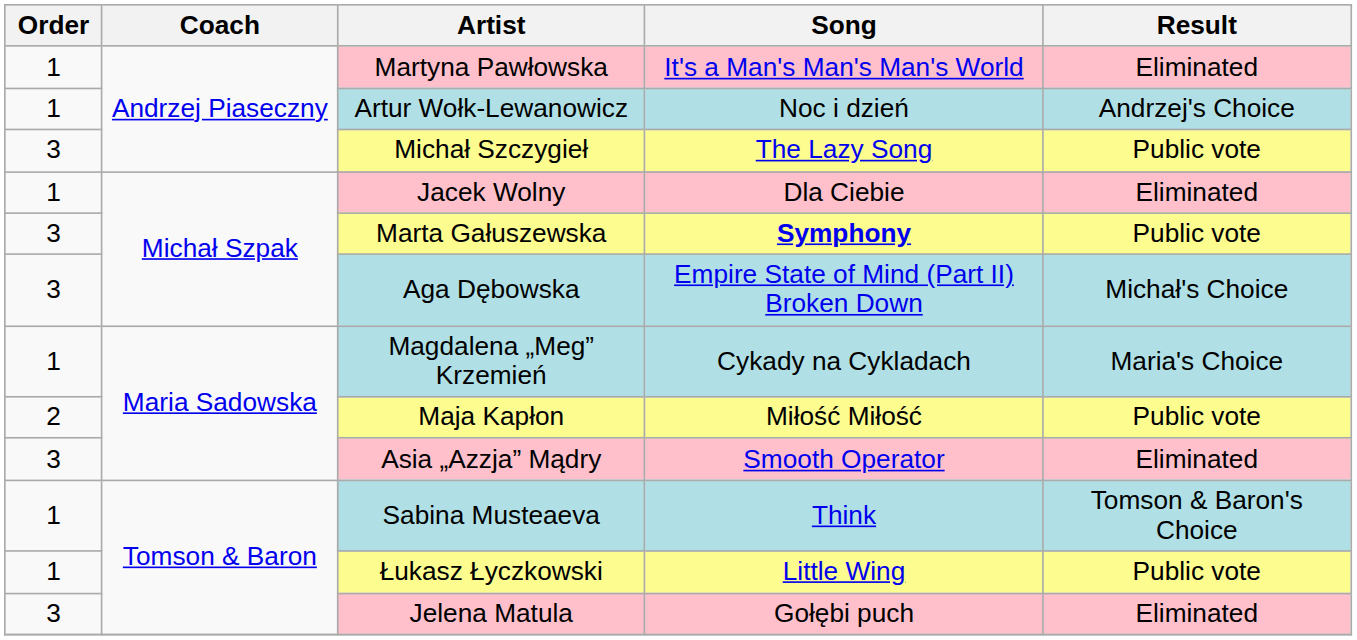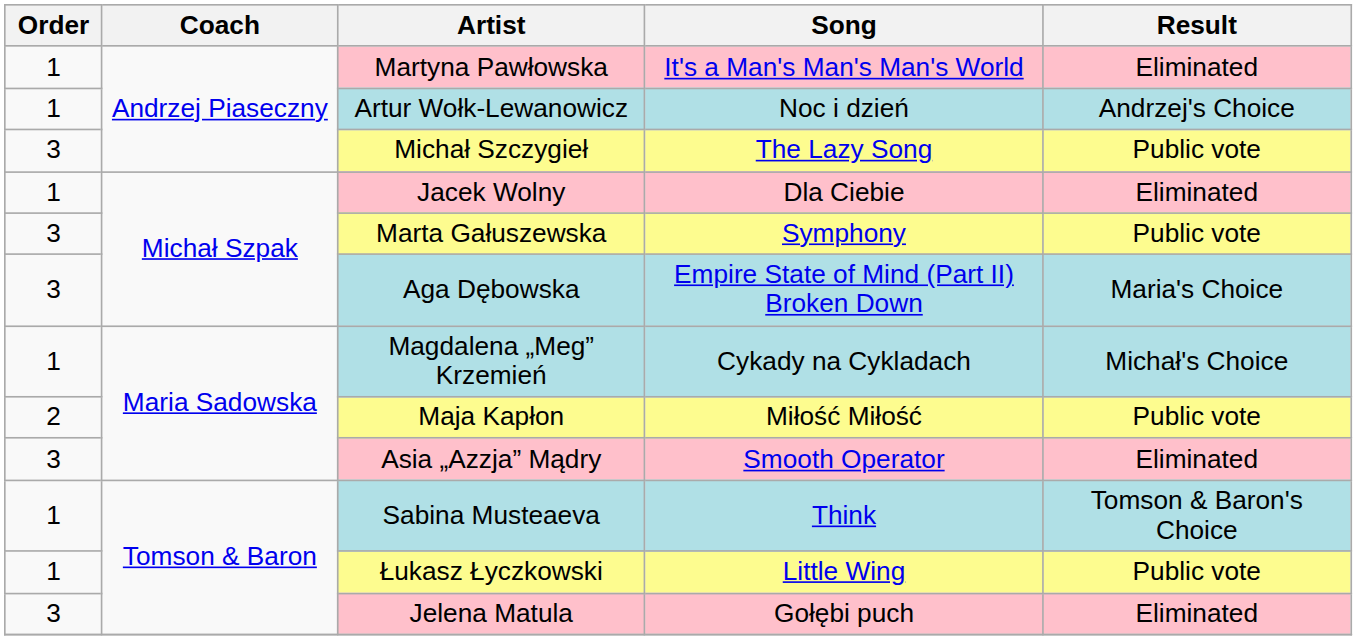(844, 233) bold -> (844, 233) normal
(1197, 289) Michał's Choice -> (1197, 289) Maria's Choice
(1197, 360) Maria's Choice -> (1197, 360) Michał's Choice
